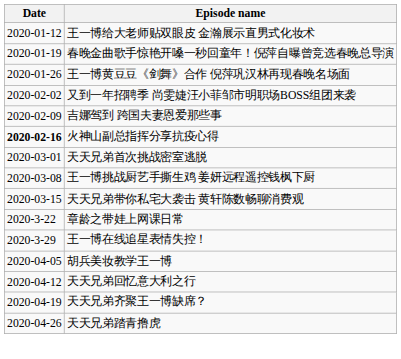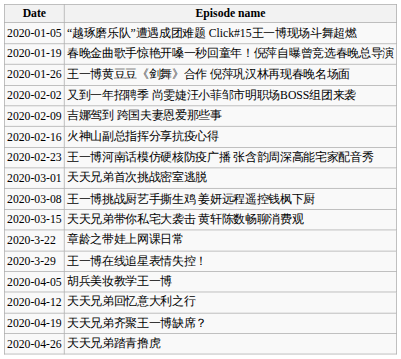+ row: (212, 33)
- row: (191, 33)
(34, 136) bold -> (34, 136) normal
+ row: (220, 157)
